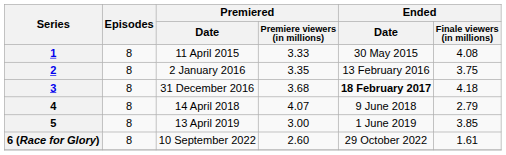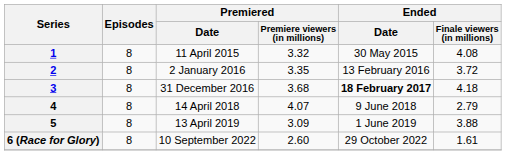(298, 53) 3.33 -> (298, 53) 3.32
(467, 71) 3.75 -> (467, 71) 3.72
(298, 123) 3.00 -> (298, 123) 3.09
(467, 123) 3.85 -> (467, 123) 3.88
